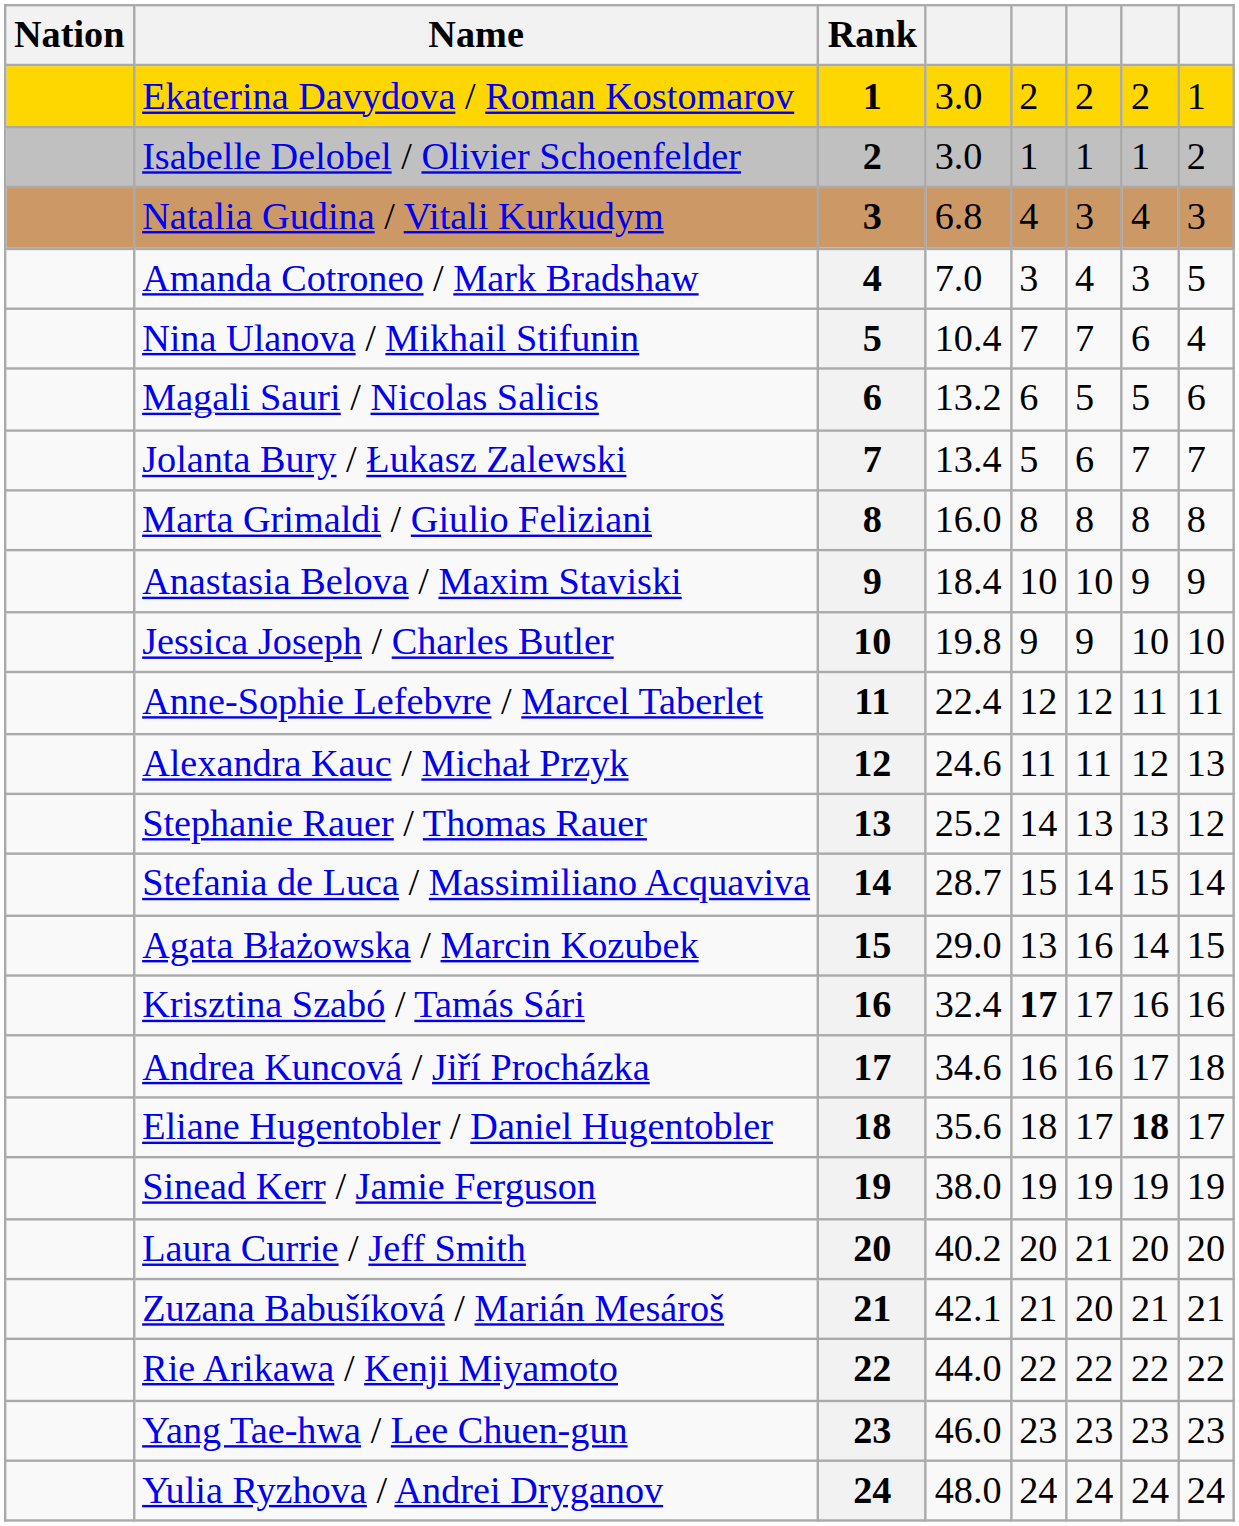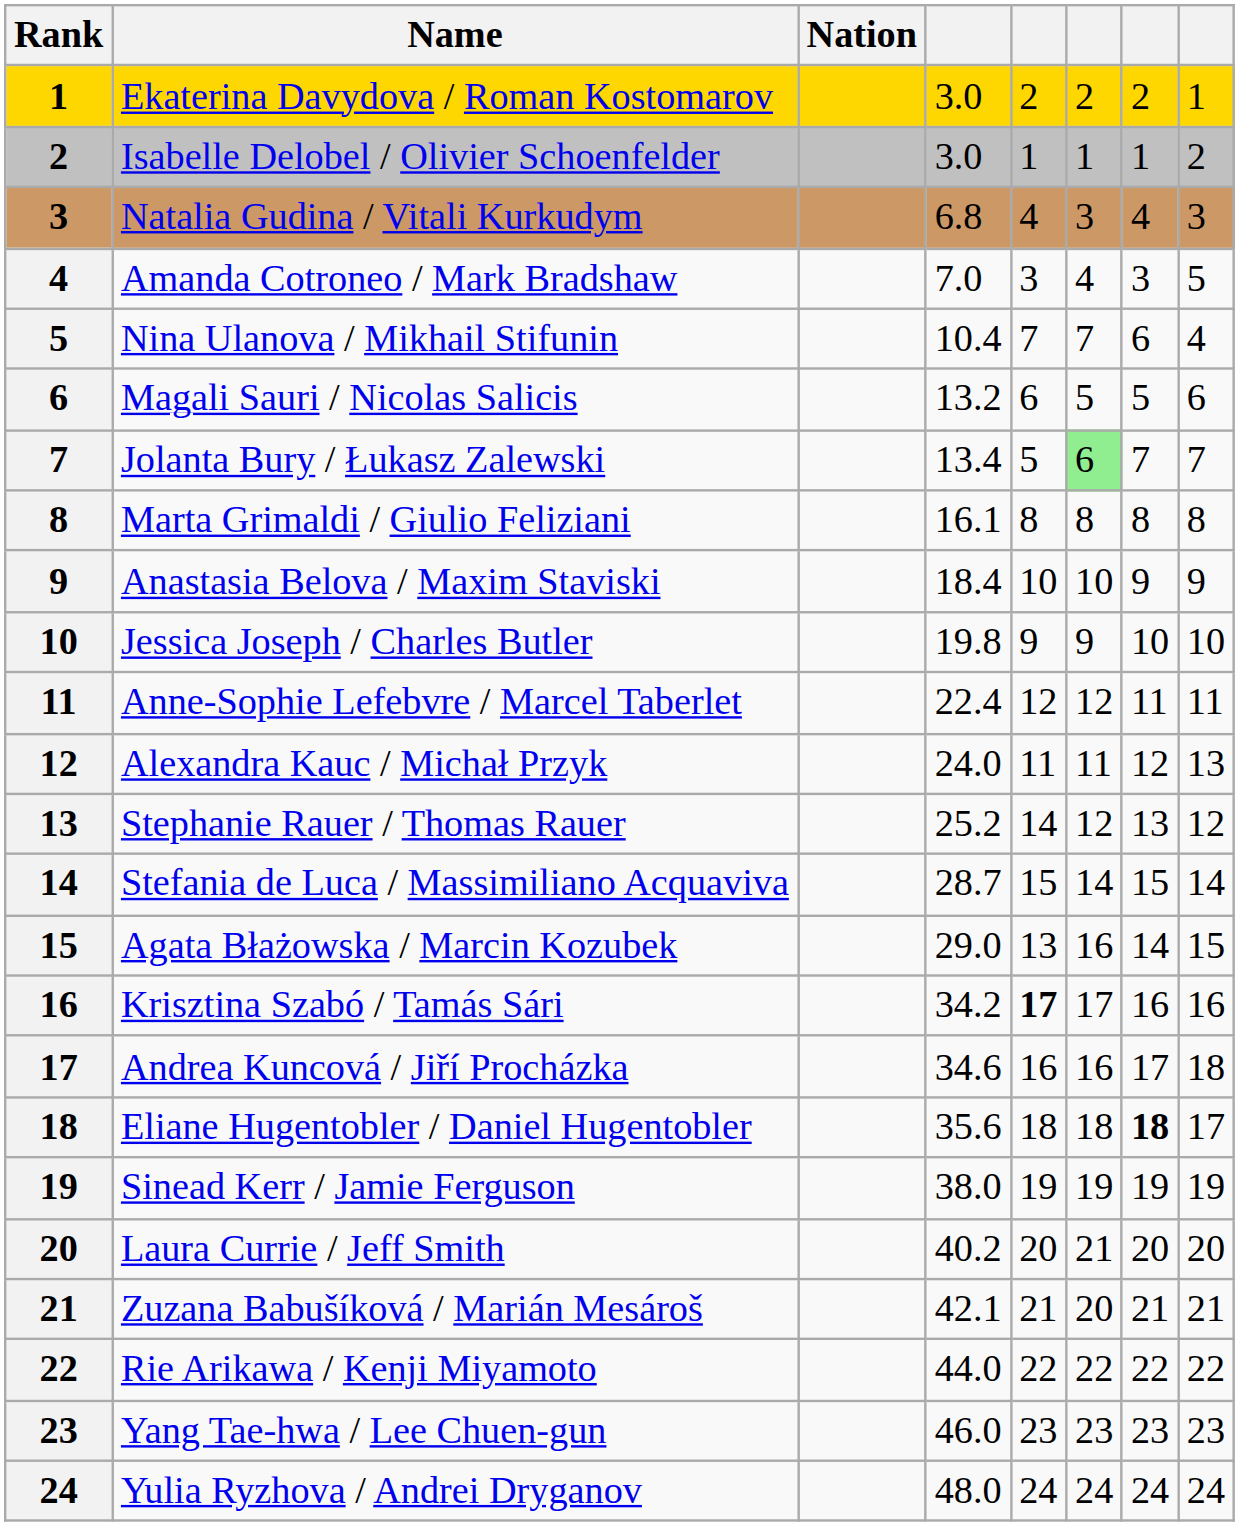columns swapped: (872, 34) <-> (69, 34)
(1085, 459) no background -> (1085, 459) lightgreen background
(968, 519) 16.0 -> (968, 519) 16.1
(968, 762) 24.6 -> (968, 762) 24.0
(1094, 823) 13 -> (1094, 823) 12
(968, 1005) 32.4 -> (968, 1005) 34.2
(1094, 1126) 17 -> (1094, 1126) 18
